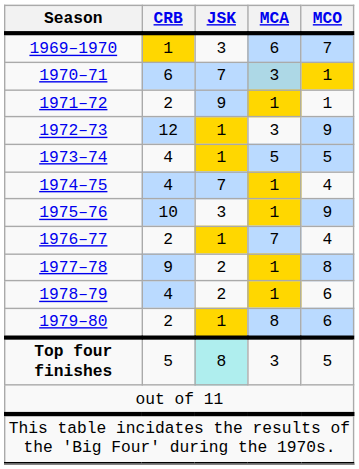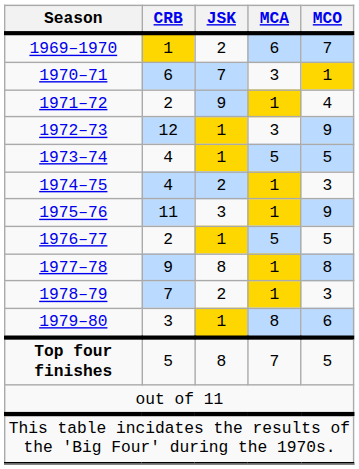(221, 49) 3 -> (221, 49) 2
(274, 76) lightblue background -> (274, 76) no background
(327, 103) 1 -> (327, 103) 4
(221, 185) 7 -> (221, 185) 2
(327, 185) 4 -> (327, 185) 3
(168, 213) 10 -> (168, 213) 11
(274, 240) 7 -> (274, 240) 5
(327, 240) 4 -> (327, 240) 5
(221, 267) 2 -> (221, 267) 8
(168, 295) 4 -> (168, 295) 7
(327, 295) 6 -> (327, 295) 3
(168, 322) 2 -> (168, 322) 3
(221, 362) paleturquoise background -> (221, 362) no background
(274, 362) 3 -> (274, 362) 7
